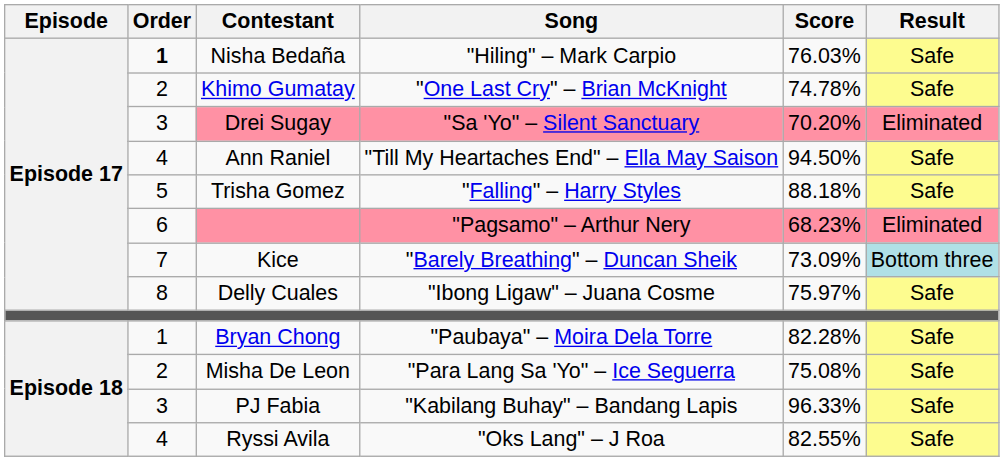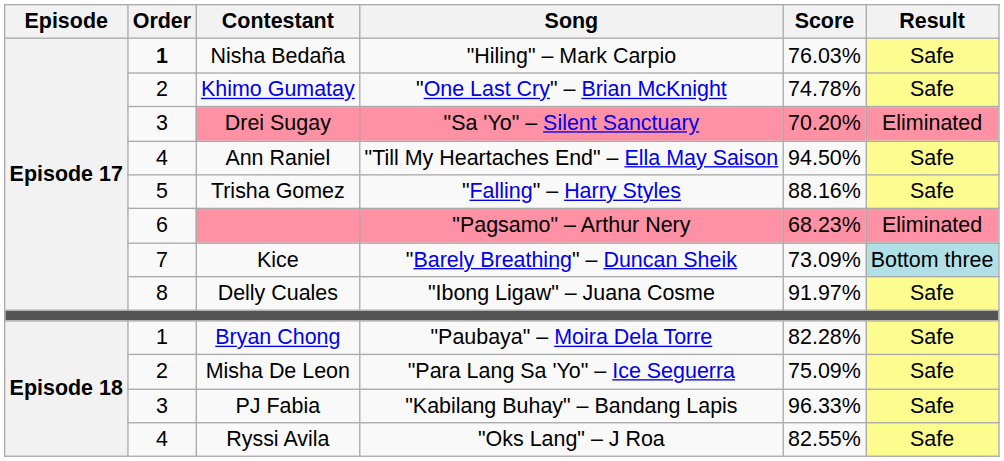(824, 191) 88.18% -> (824, 191) 88.16%
(824, 293) 75.97% -> (824, 293) 91.97%
(824, 371) 75.08% -> (824, 371) 75.09%
